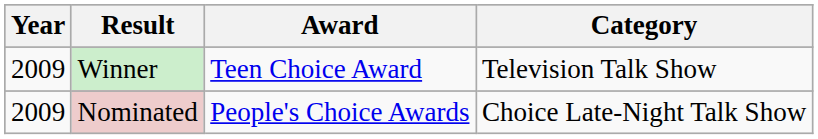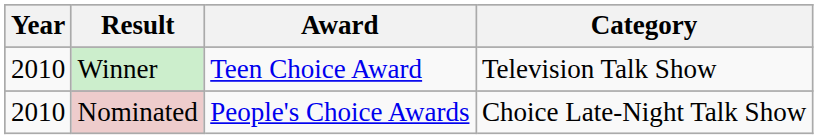(38, 68) 2009 -> (38, 68) 2010
(38, 111) 2009 -> (38, 111) 2010
